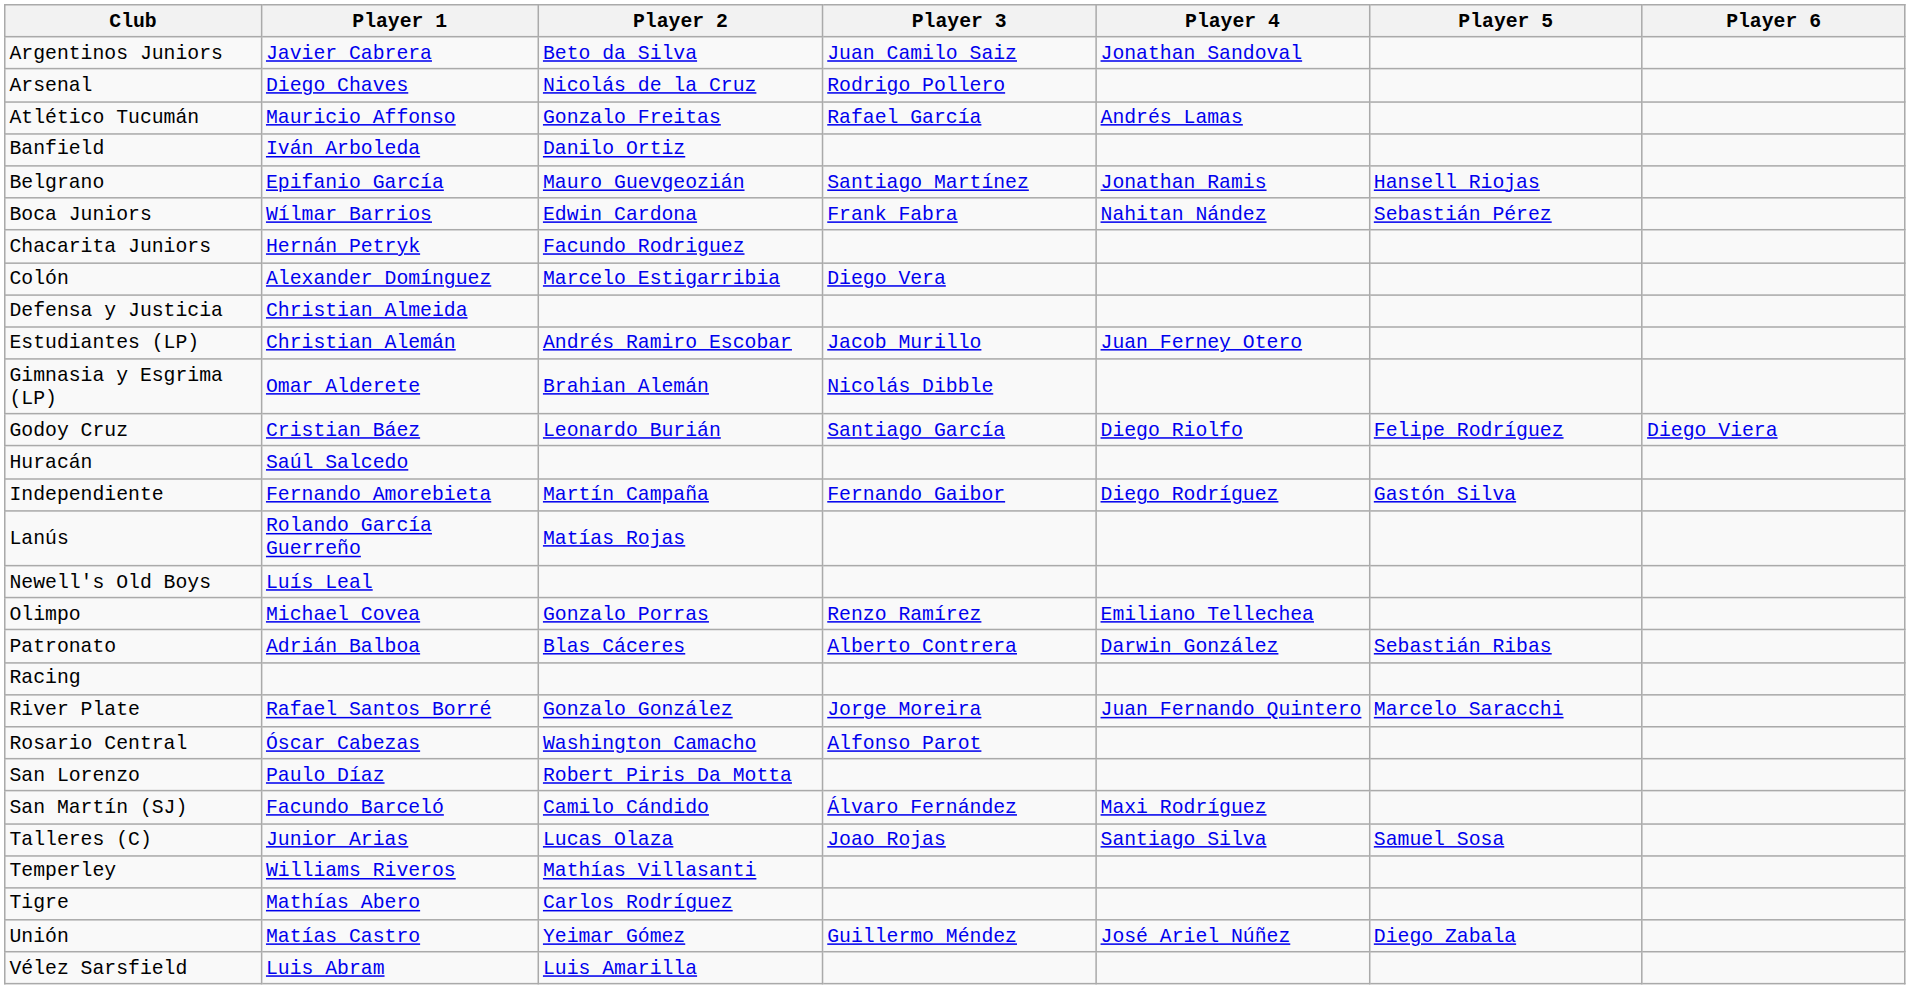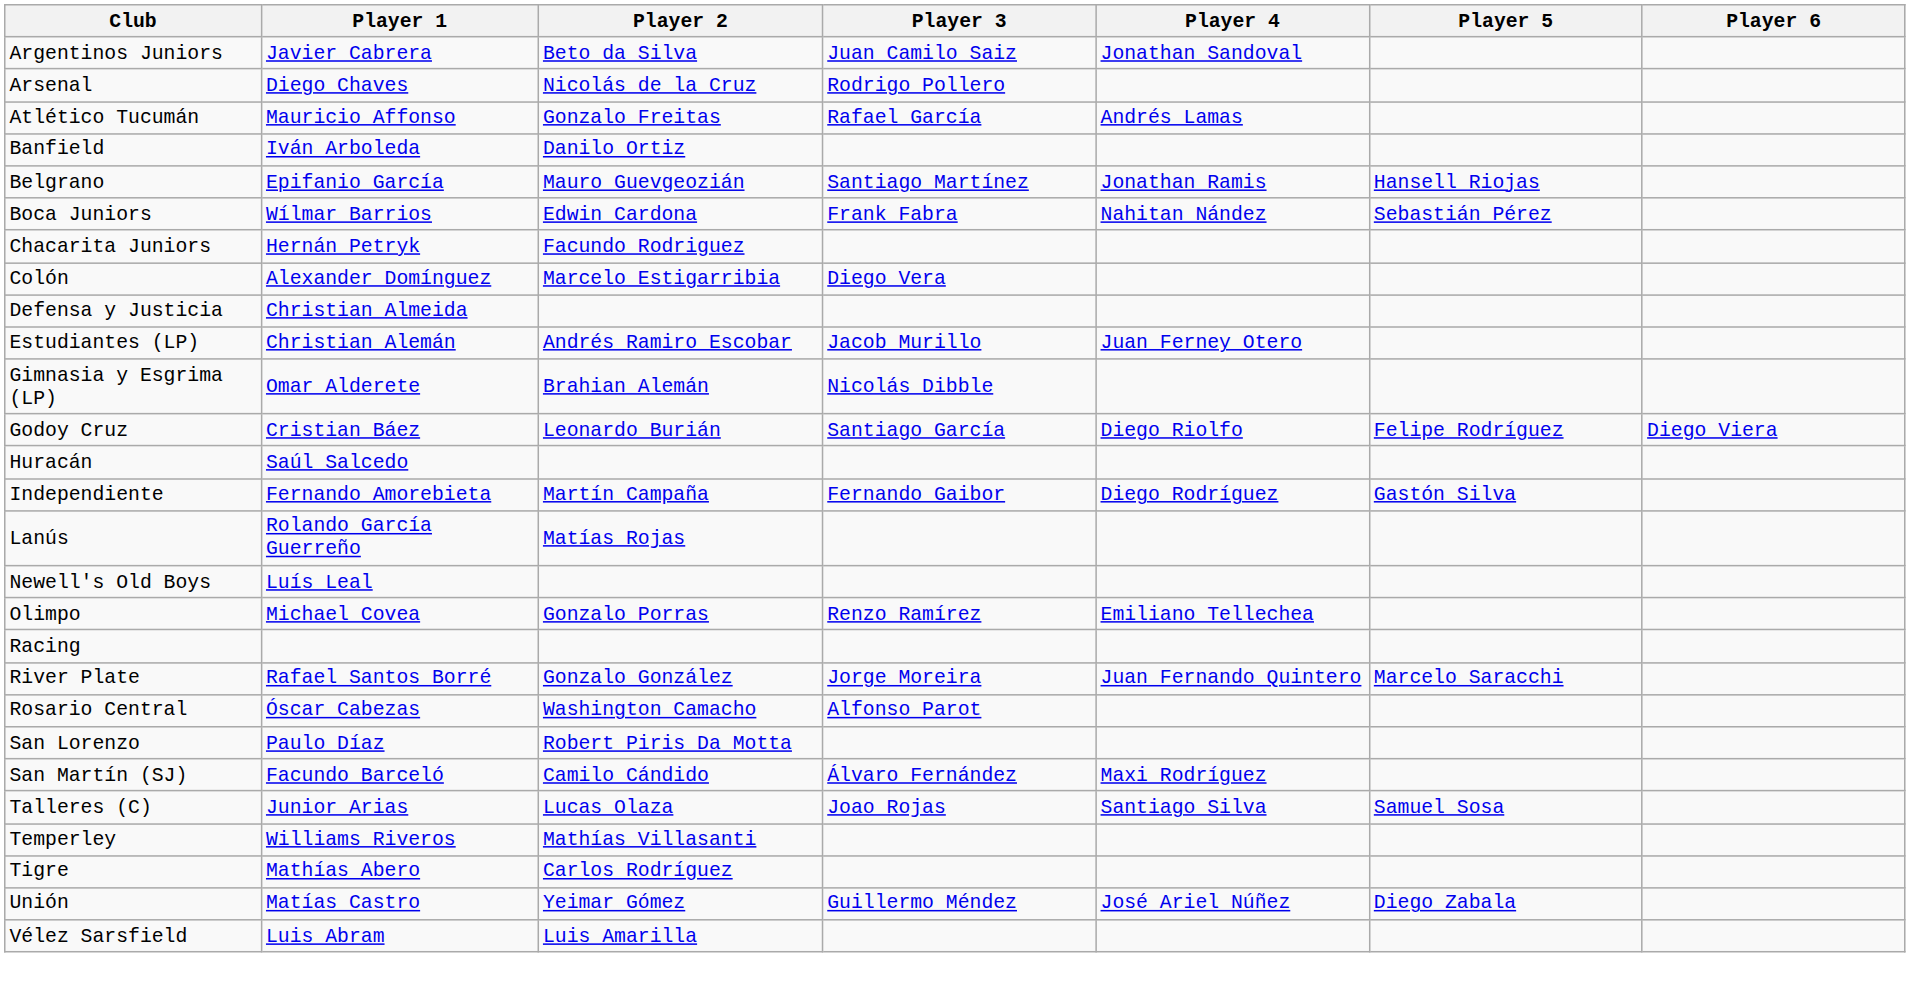- row: (63, 646)
